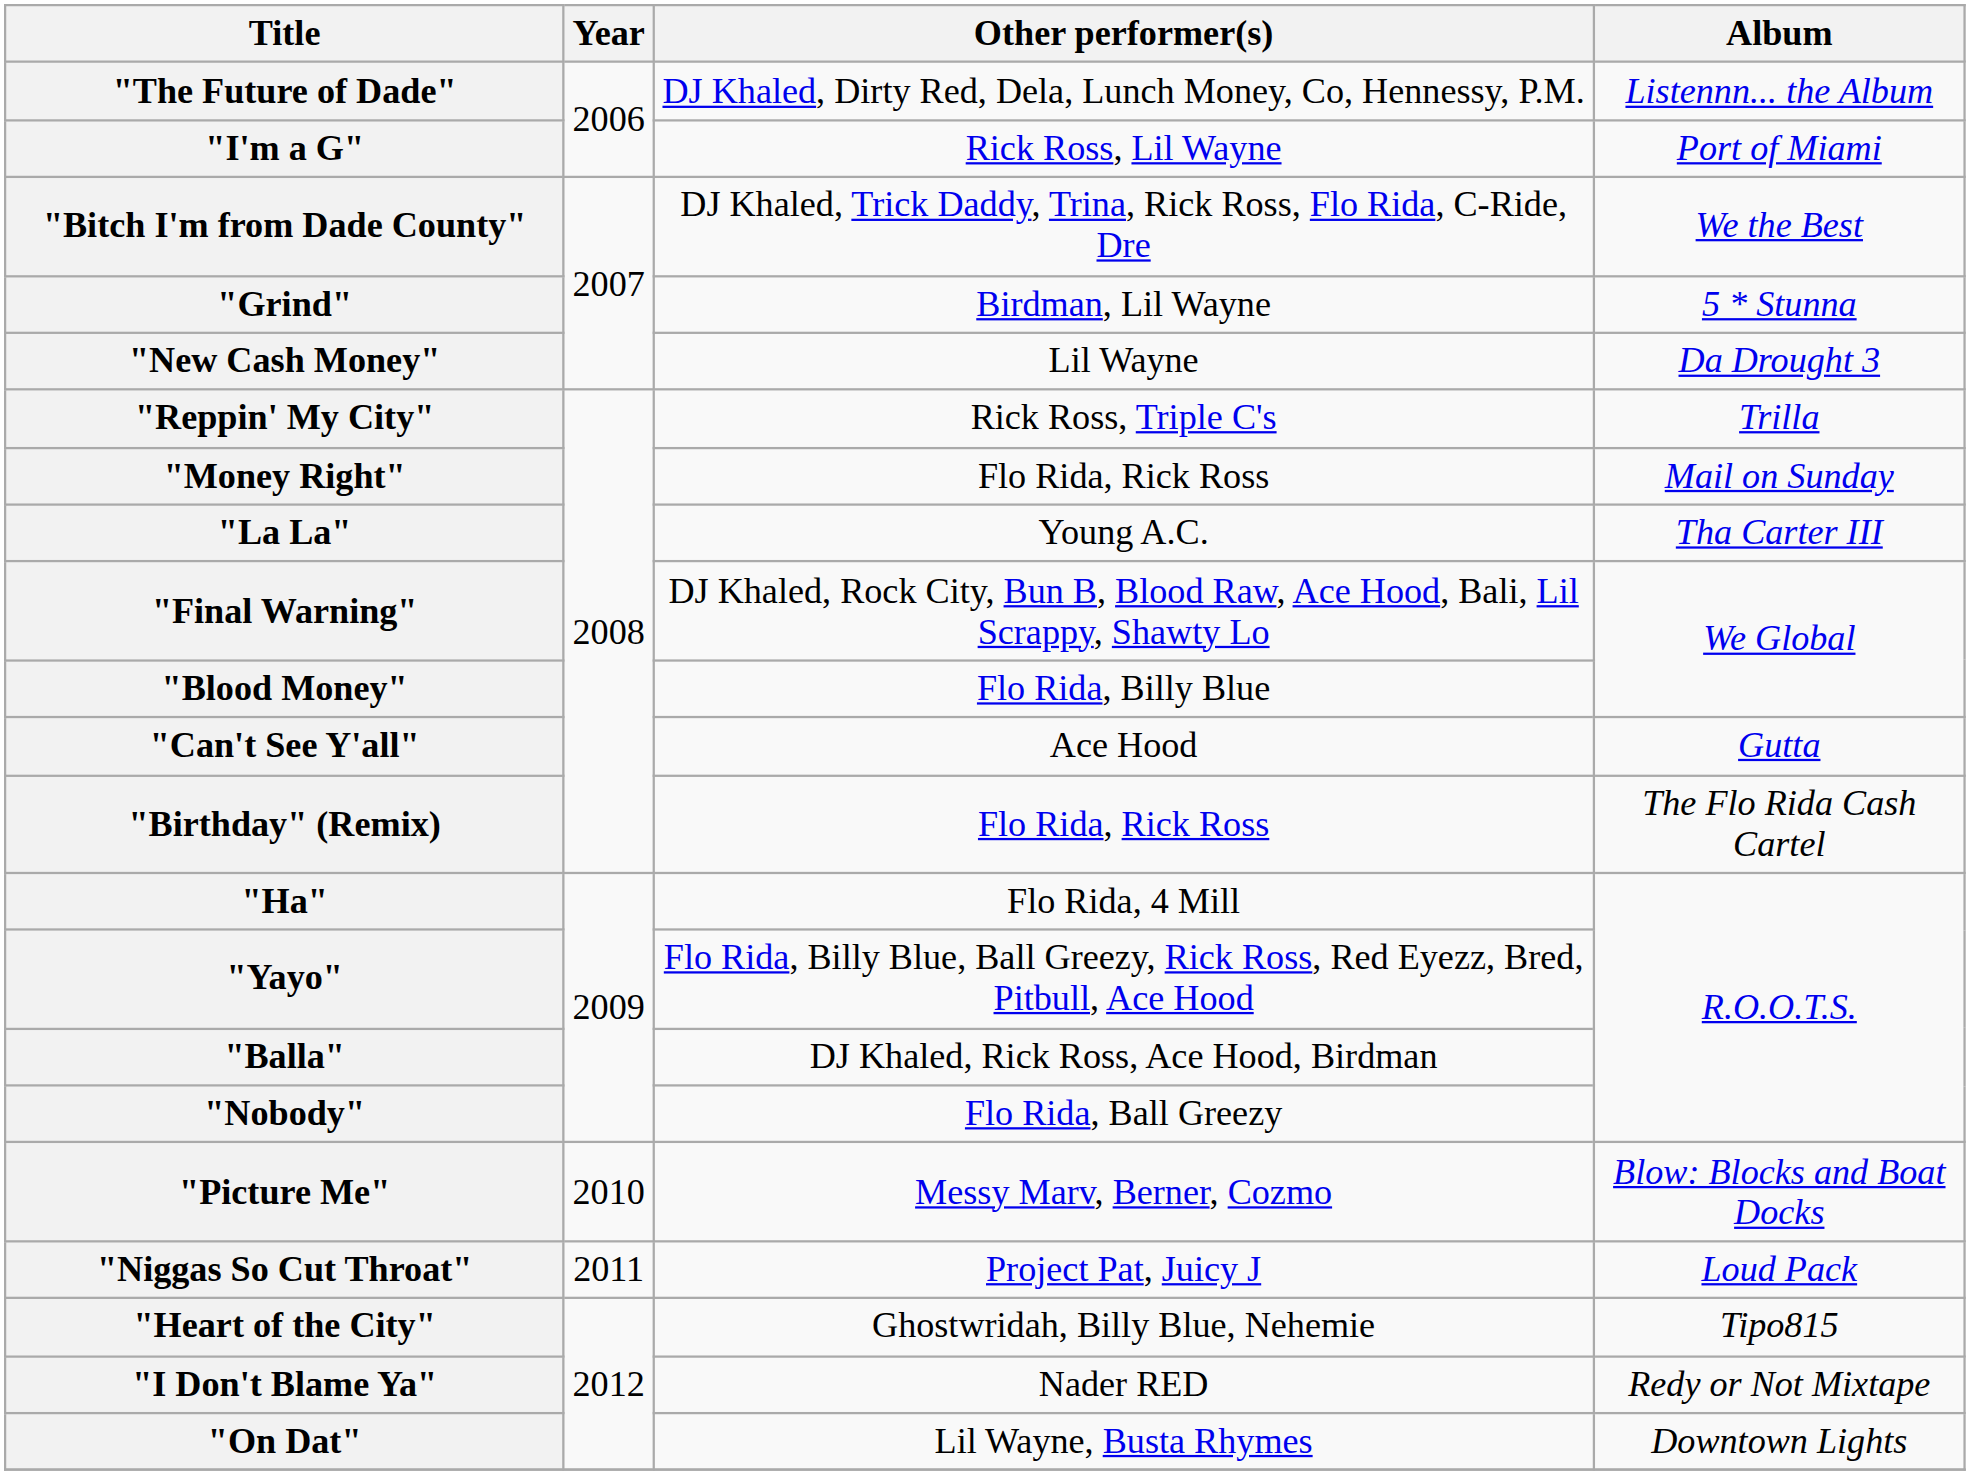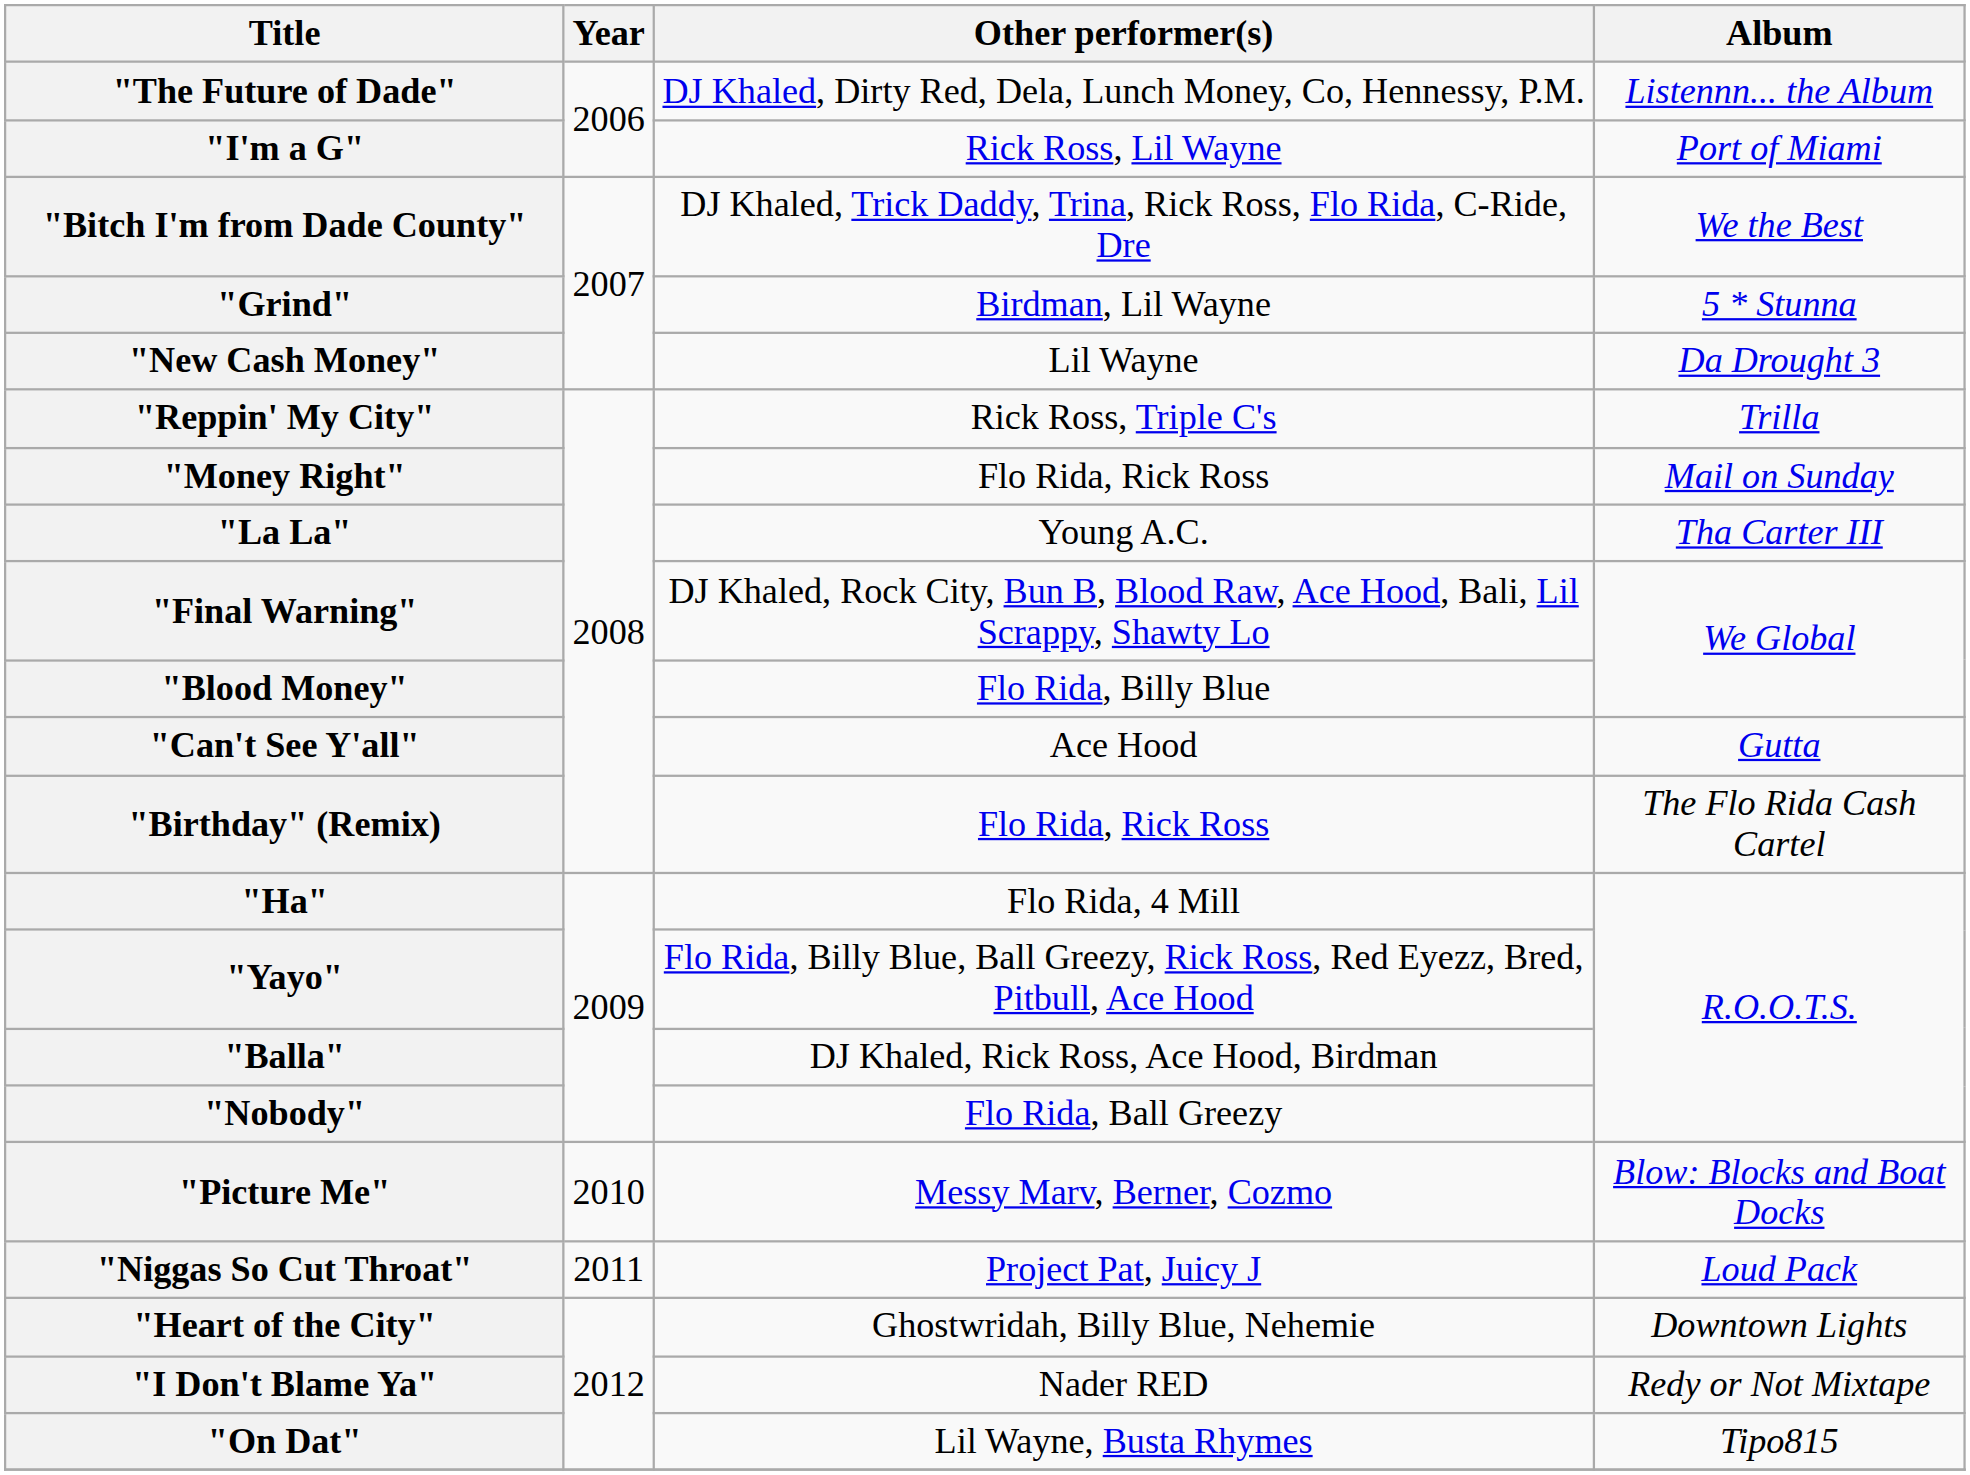(1779, 1326) Tipo815 -> (1779, 1326) Downtown Lights
(1779, 1440) Downtown Lights -> (1779, 1440) Tipo815
